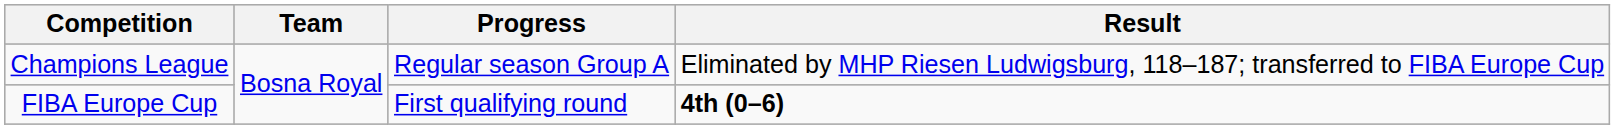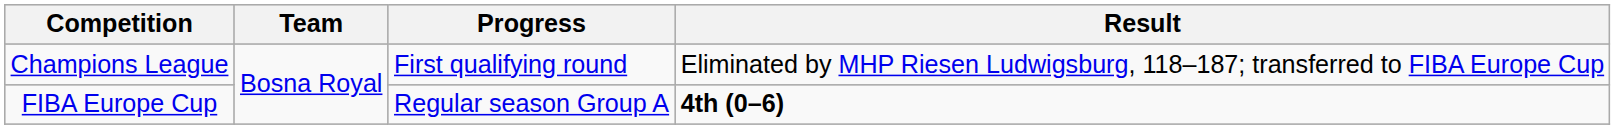(532, 64) Regular season Group A -> (511, 64) First qualifying round
(511, 104) First qualifying round -> (532, 104) Regular season Group A
